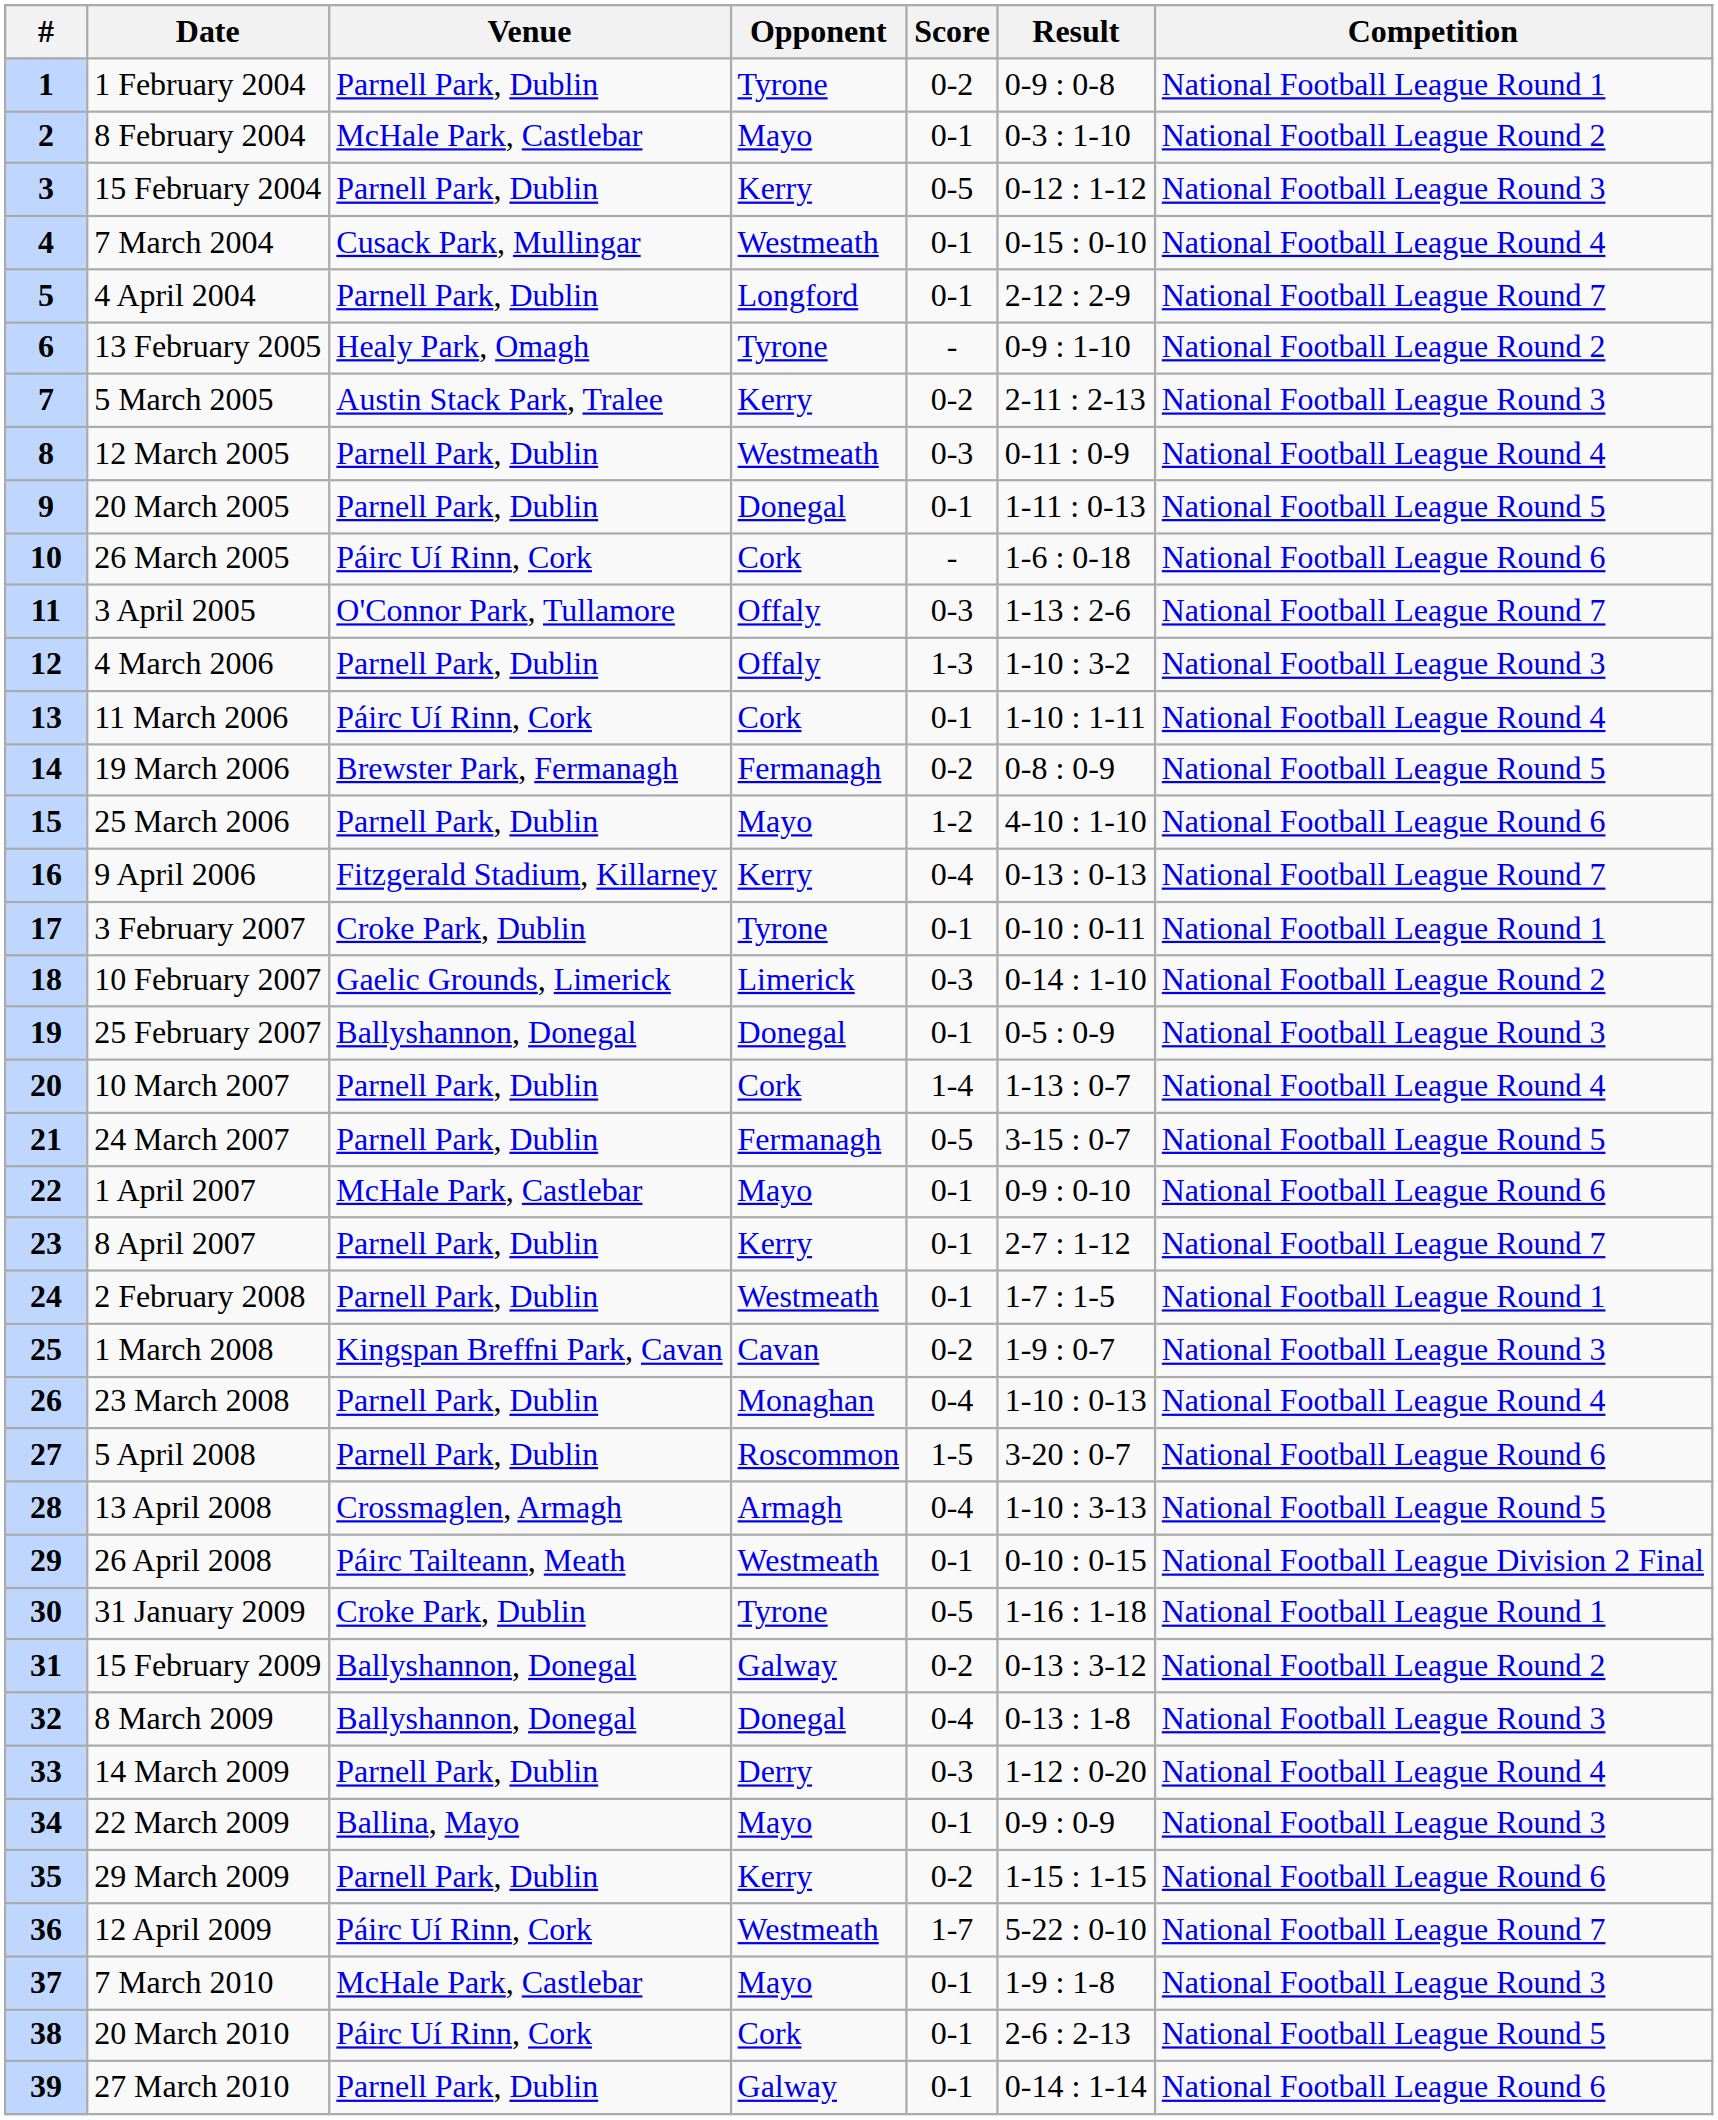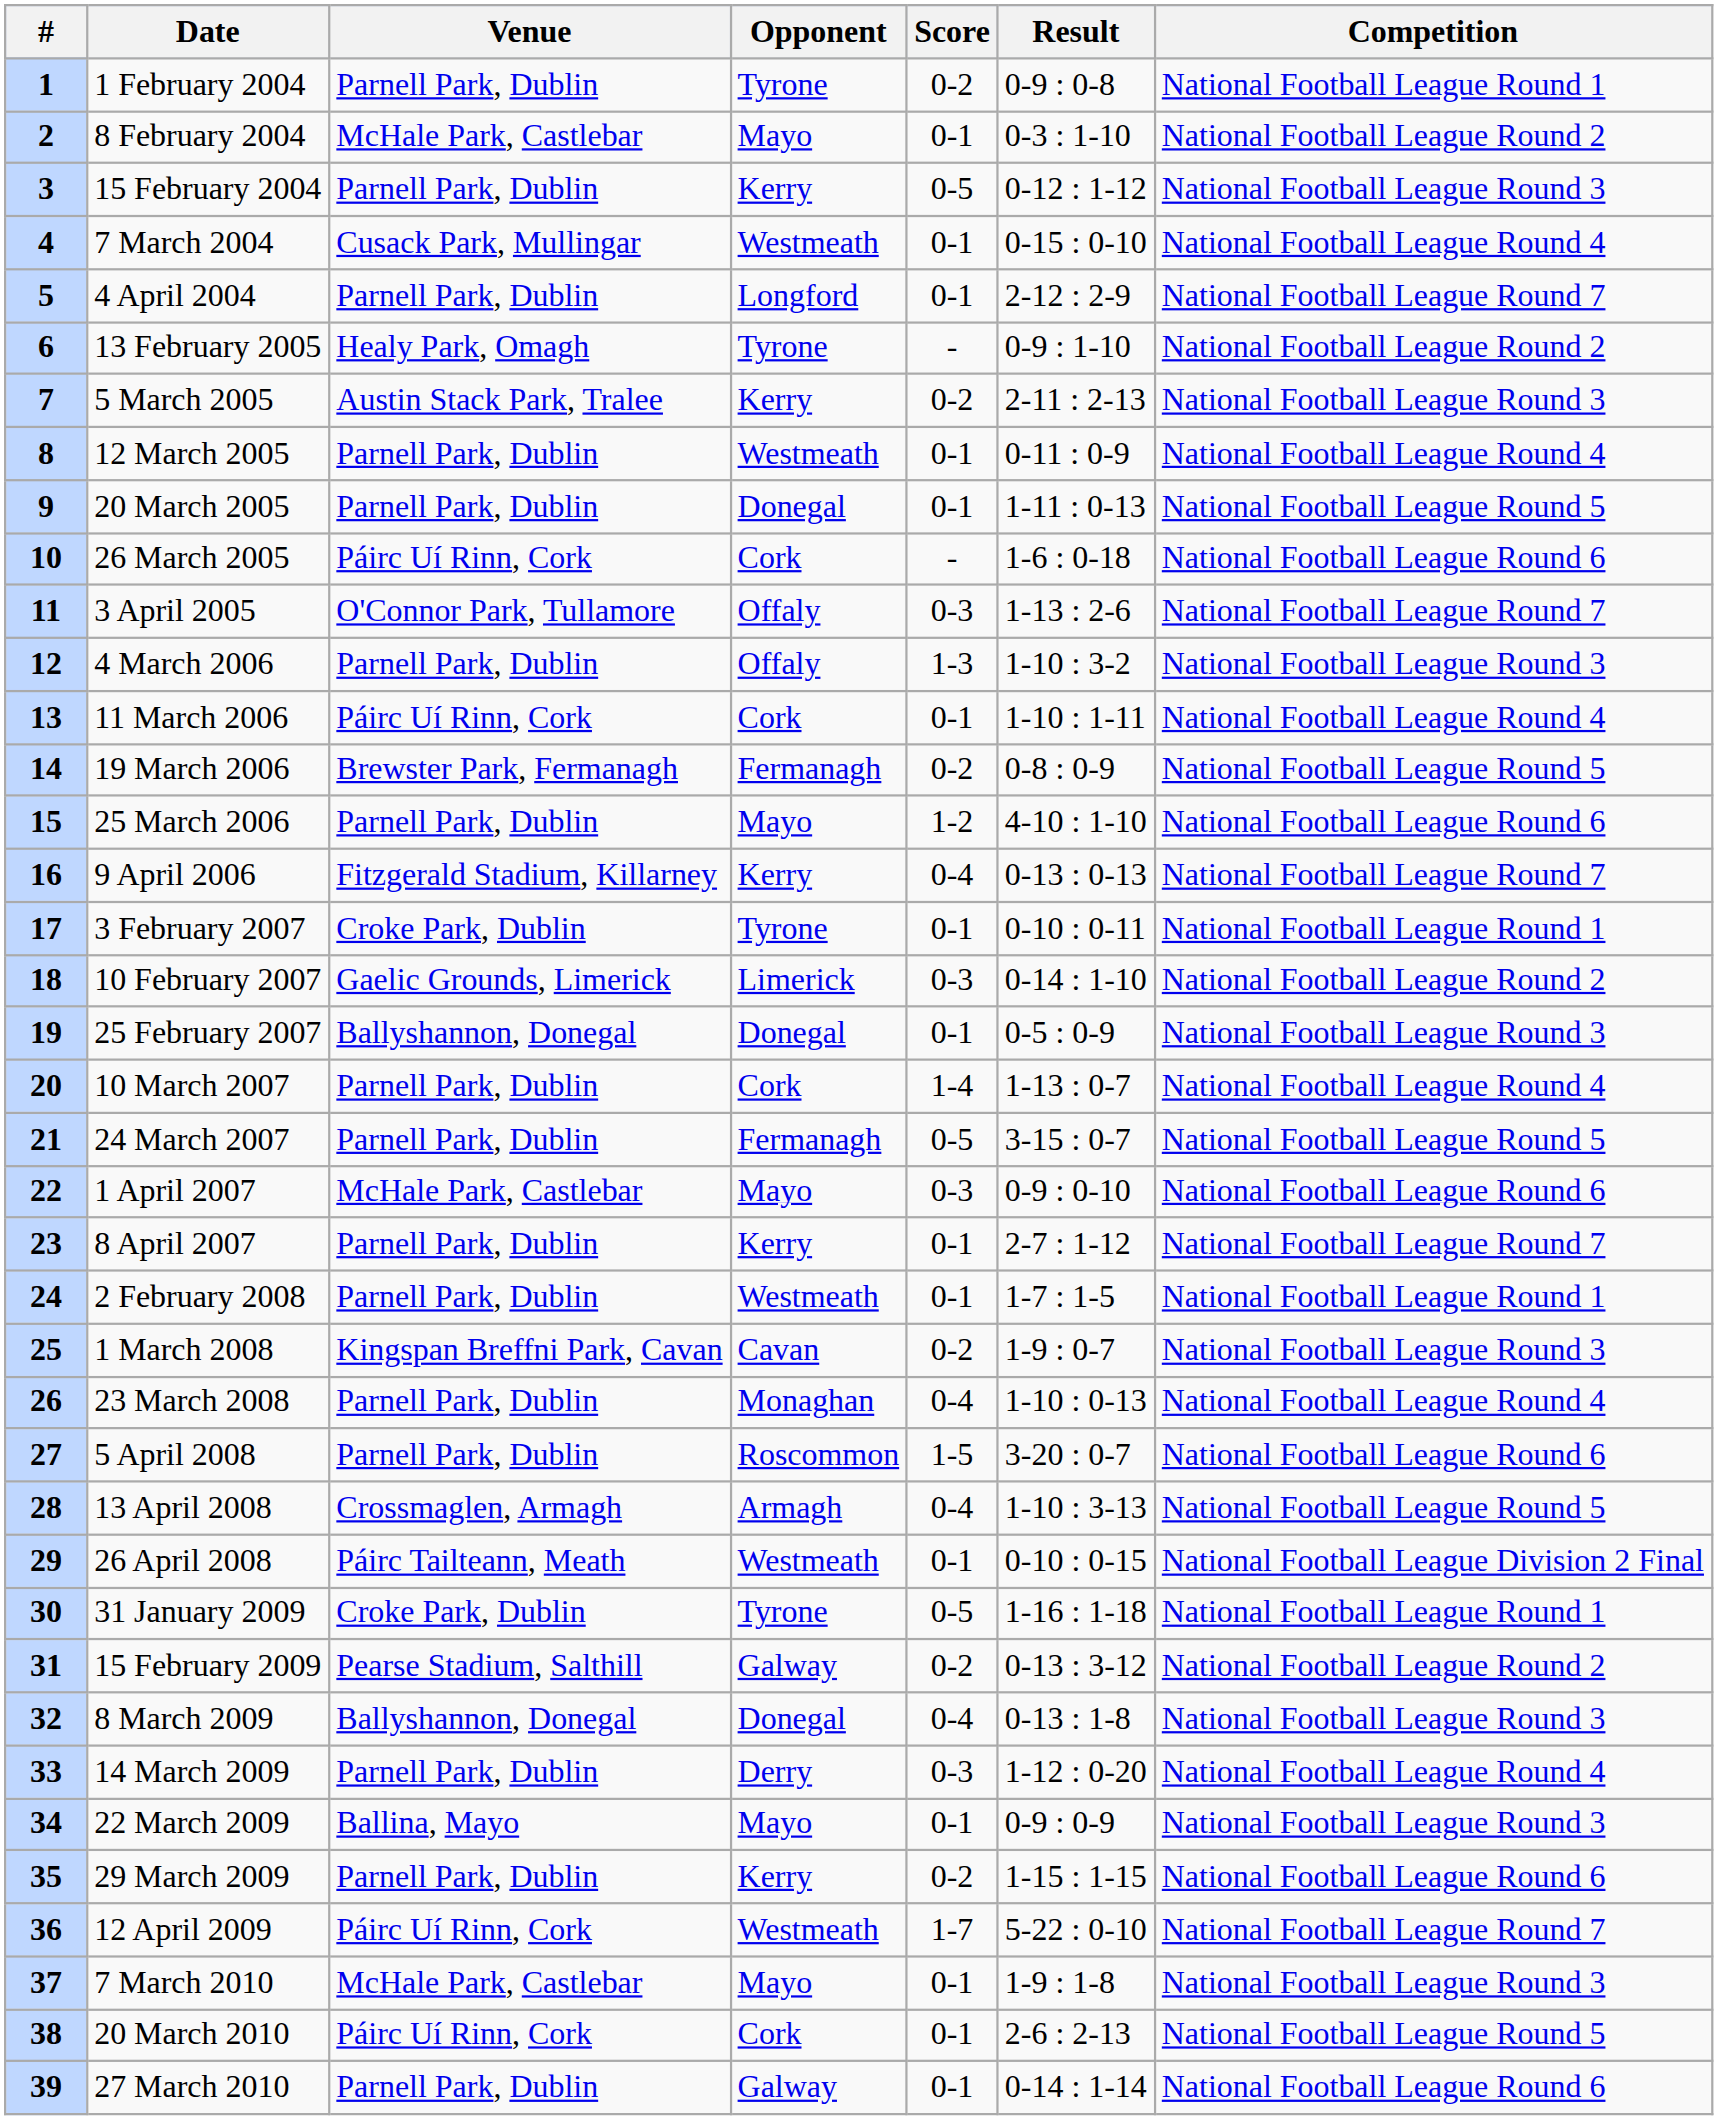(952, 453) 0-3 -> (952, 453) 0-1
(952, 1191) 0-1 -> (952, 1191) 0-3
(486, 1665) Ballyshannon, Donegal -> (489, 1665) Pearse Stadium, Salthill
